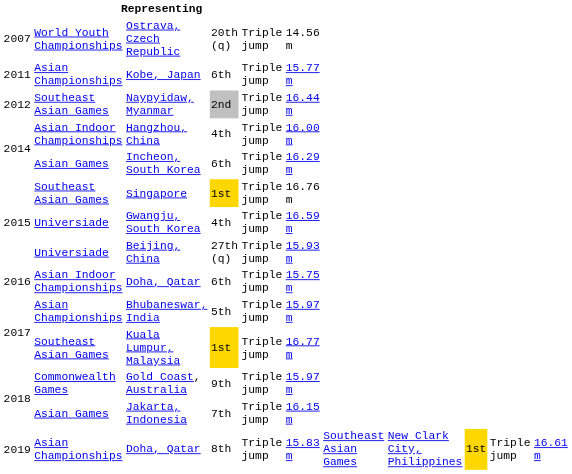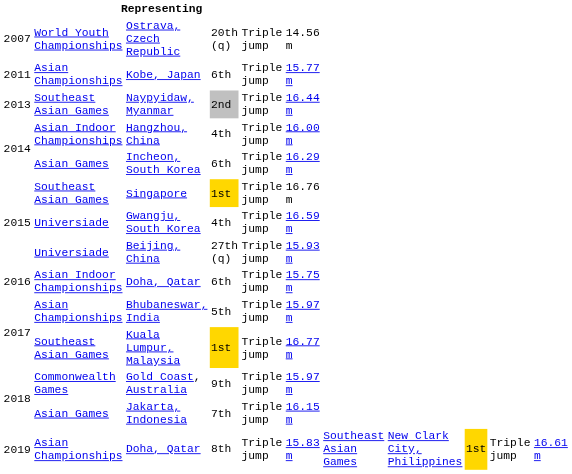(17, 104) 2012 -> (17, 104) 2013
